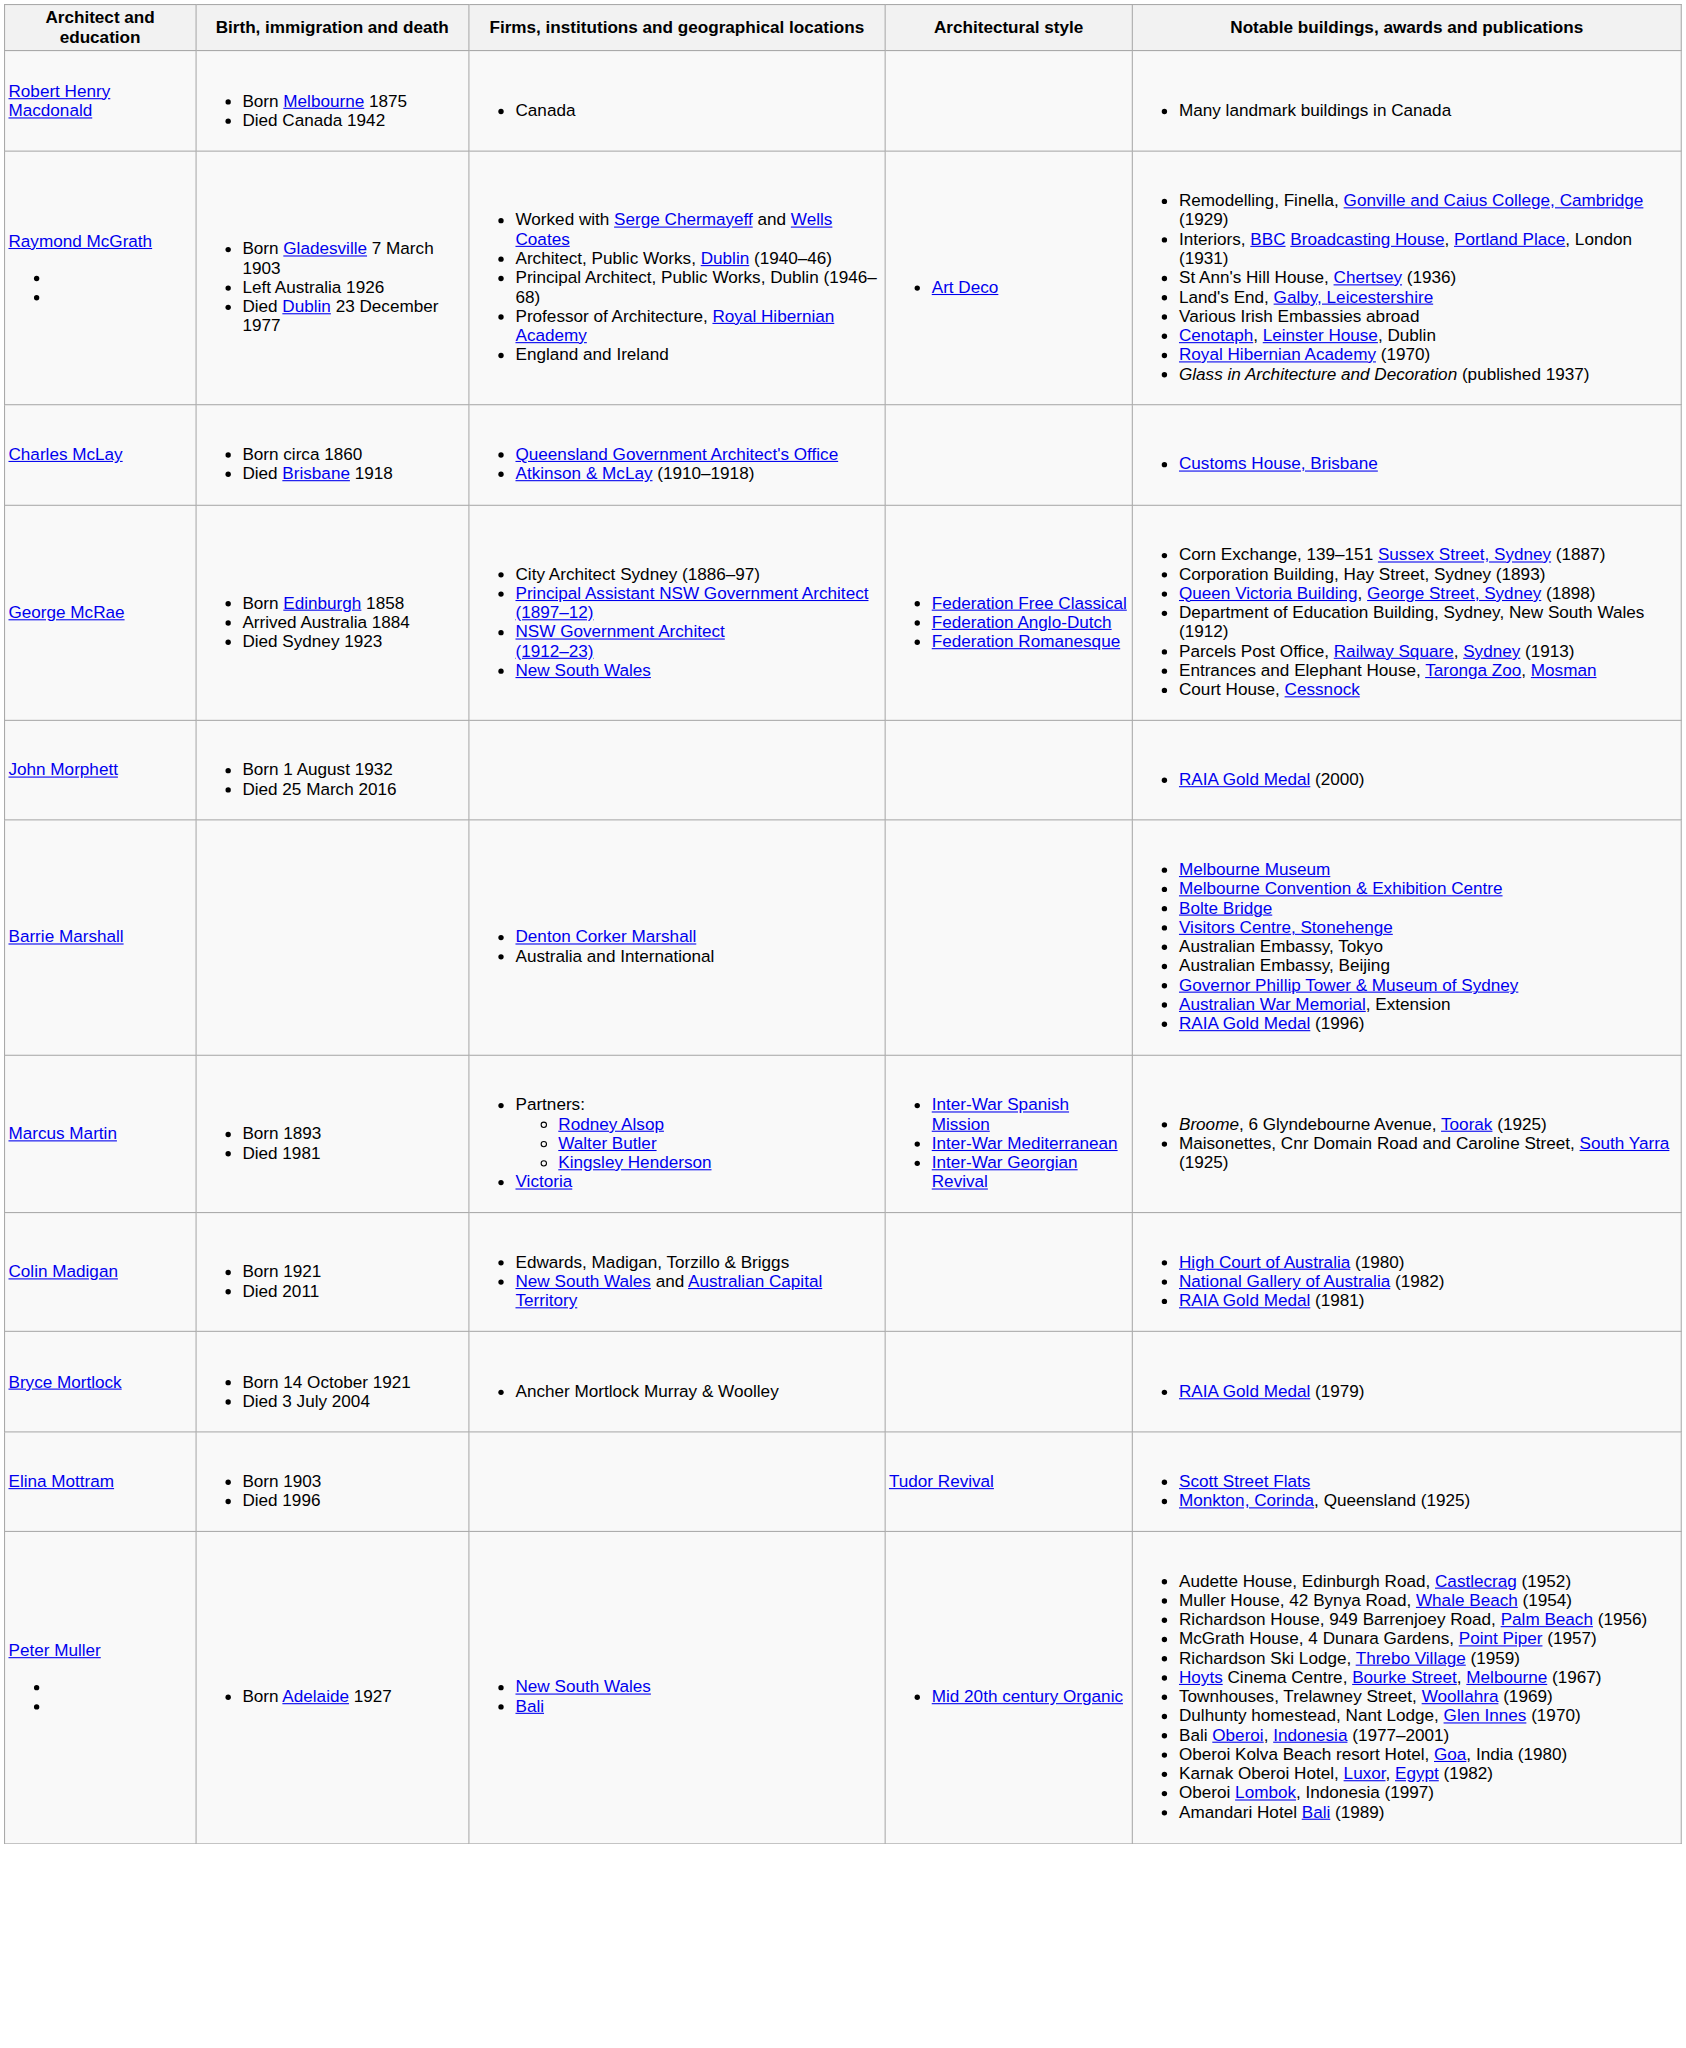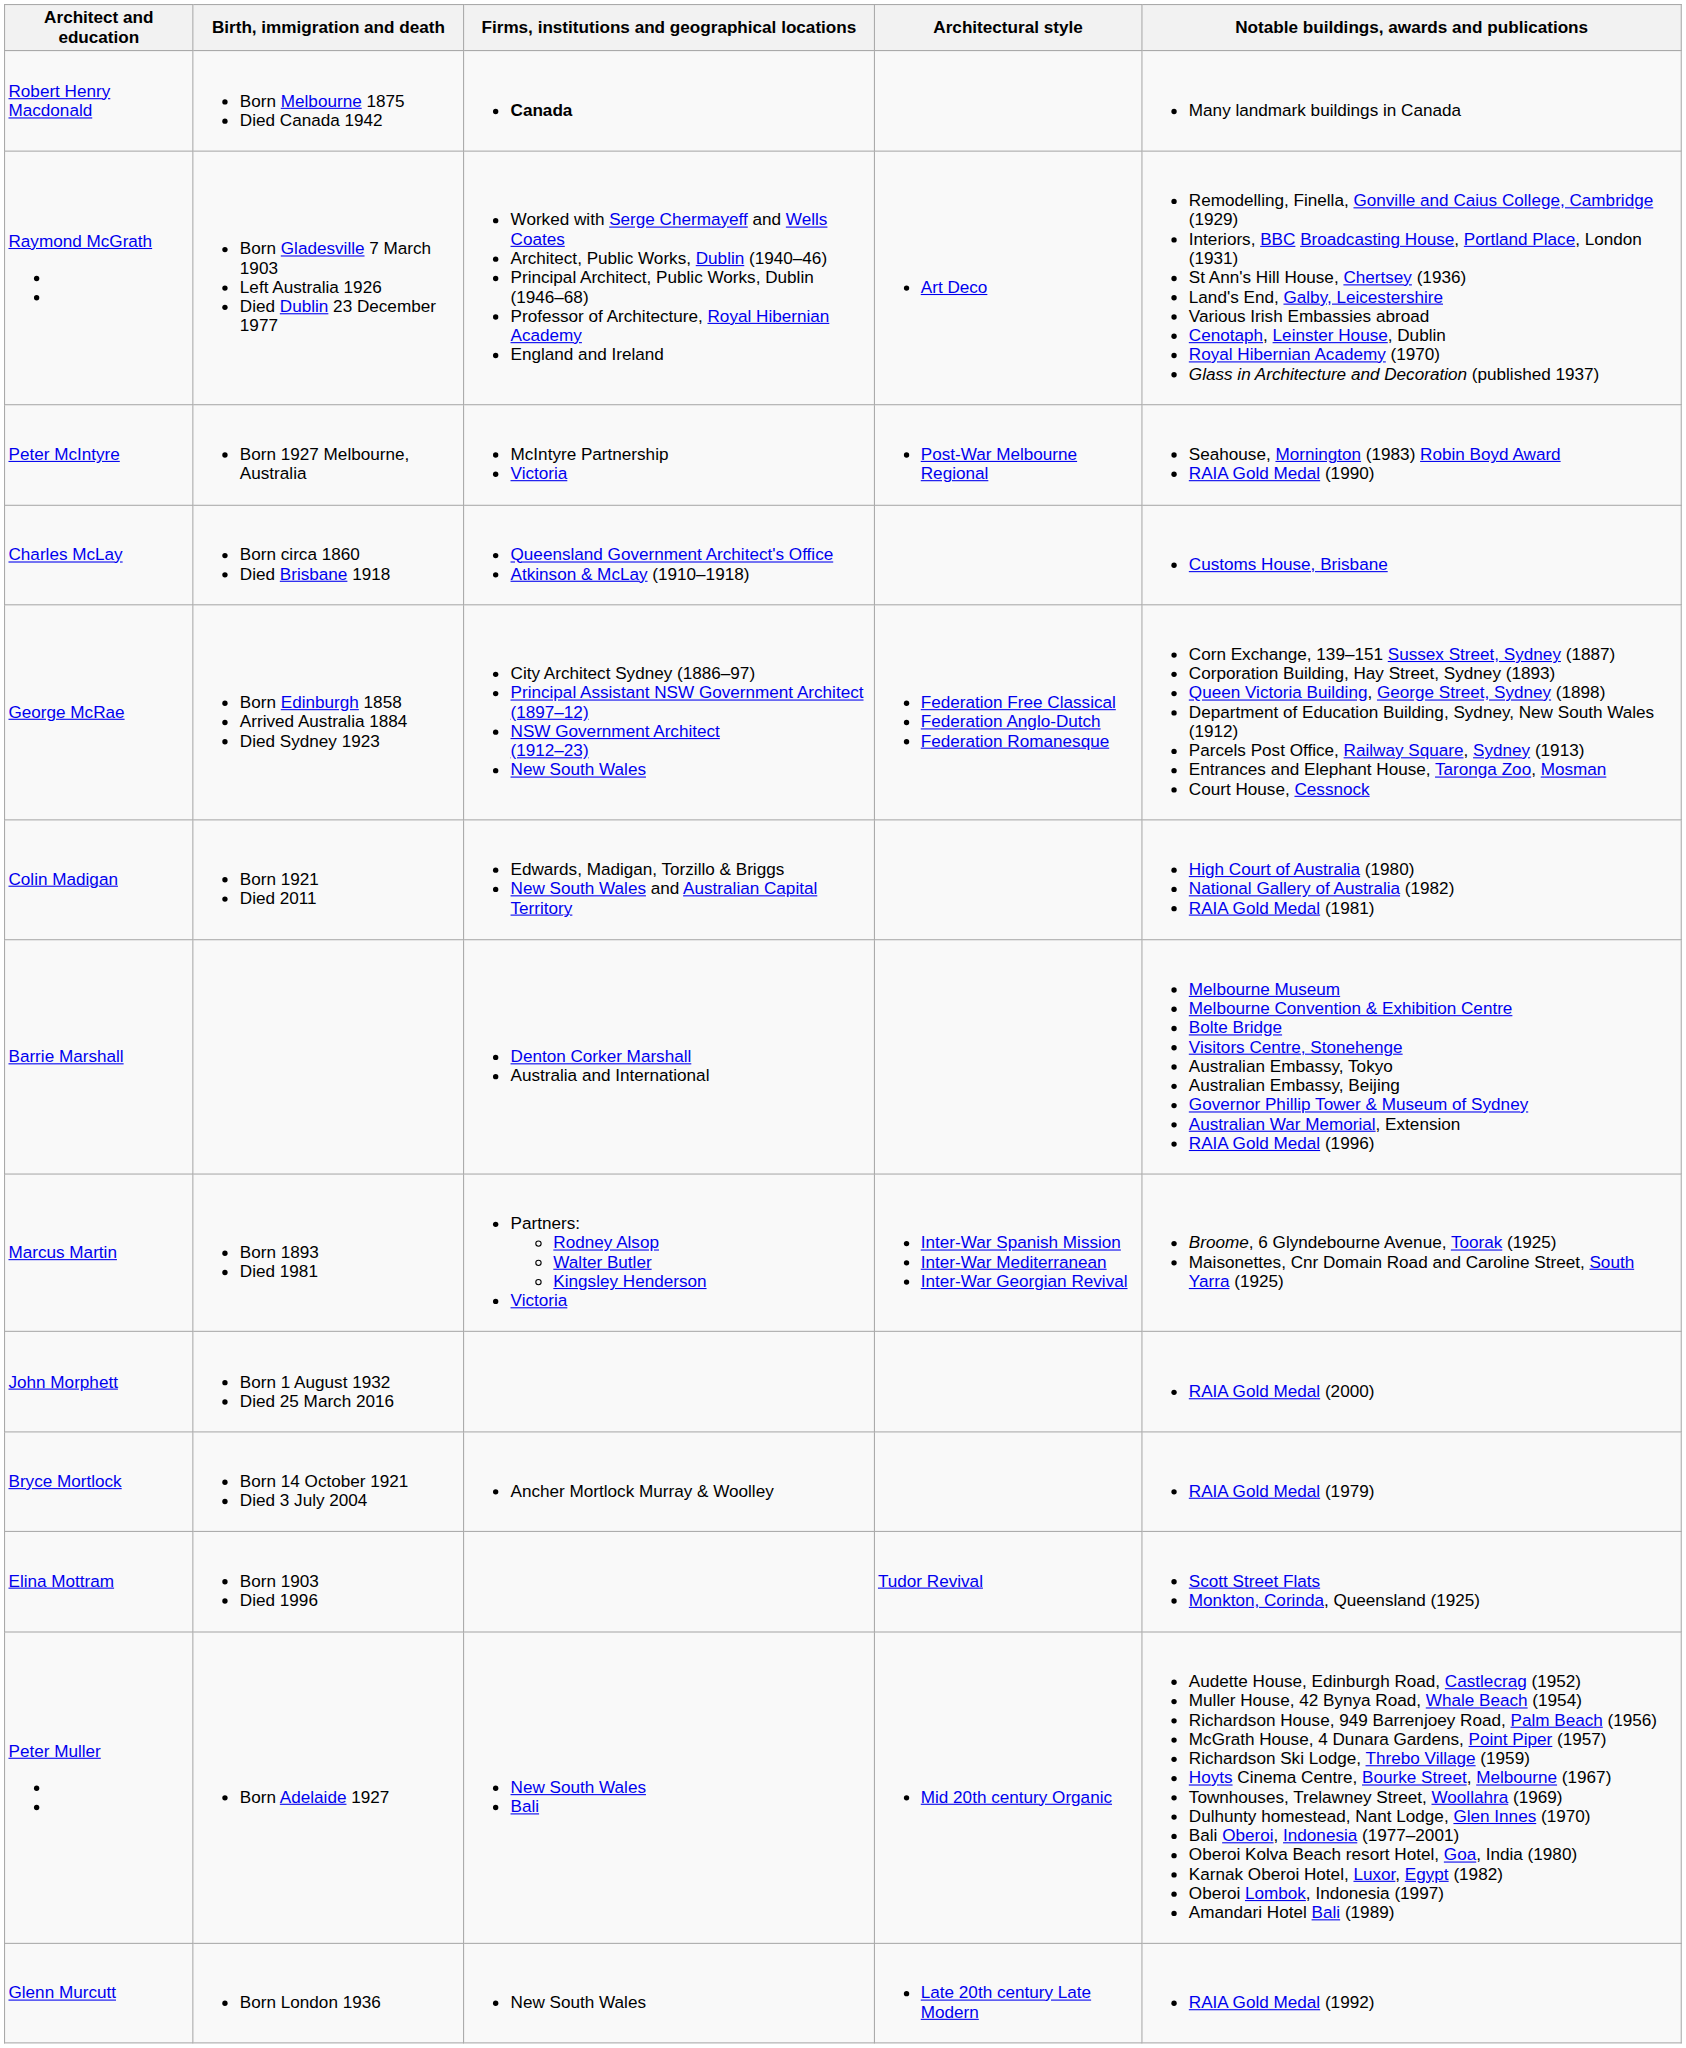(677, 111) normal -> (669, 111) bold
+ row: (64, 454)
rows swapped: (63, 1272) <-> (63, 770)
+ row: (62, 1993)
